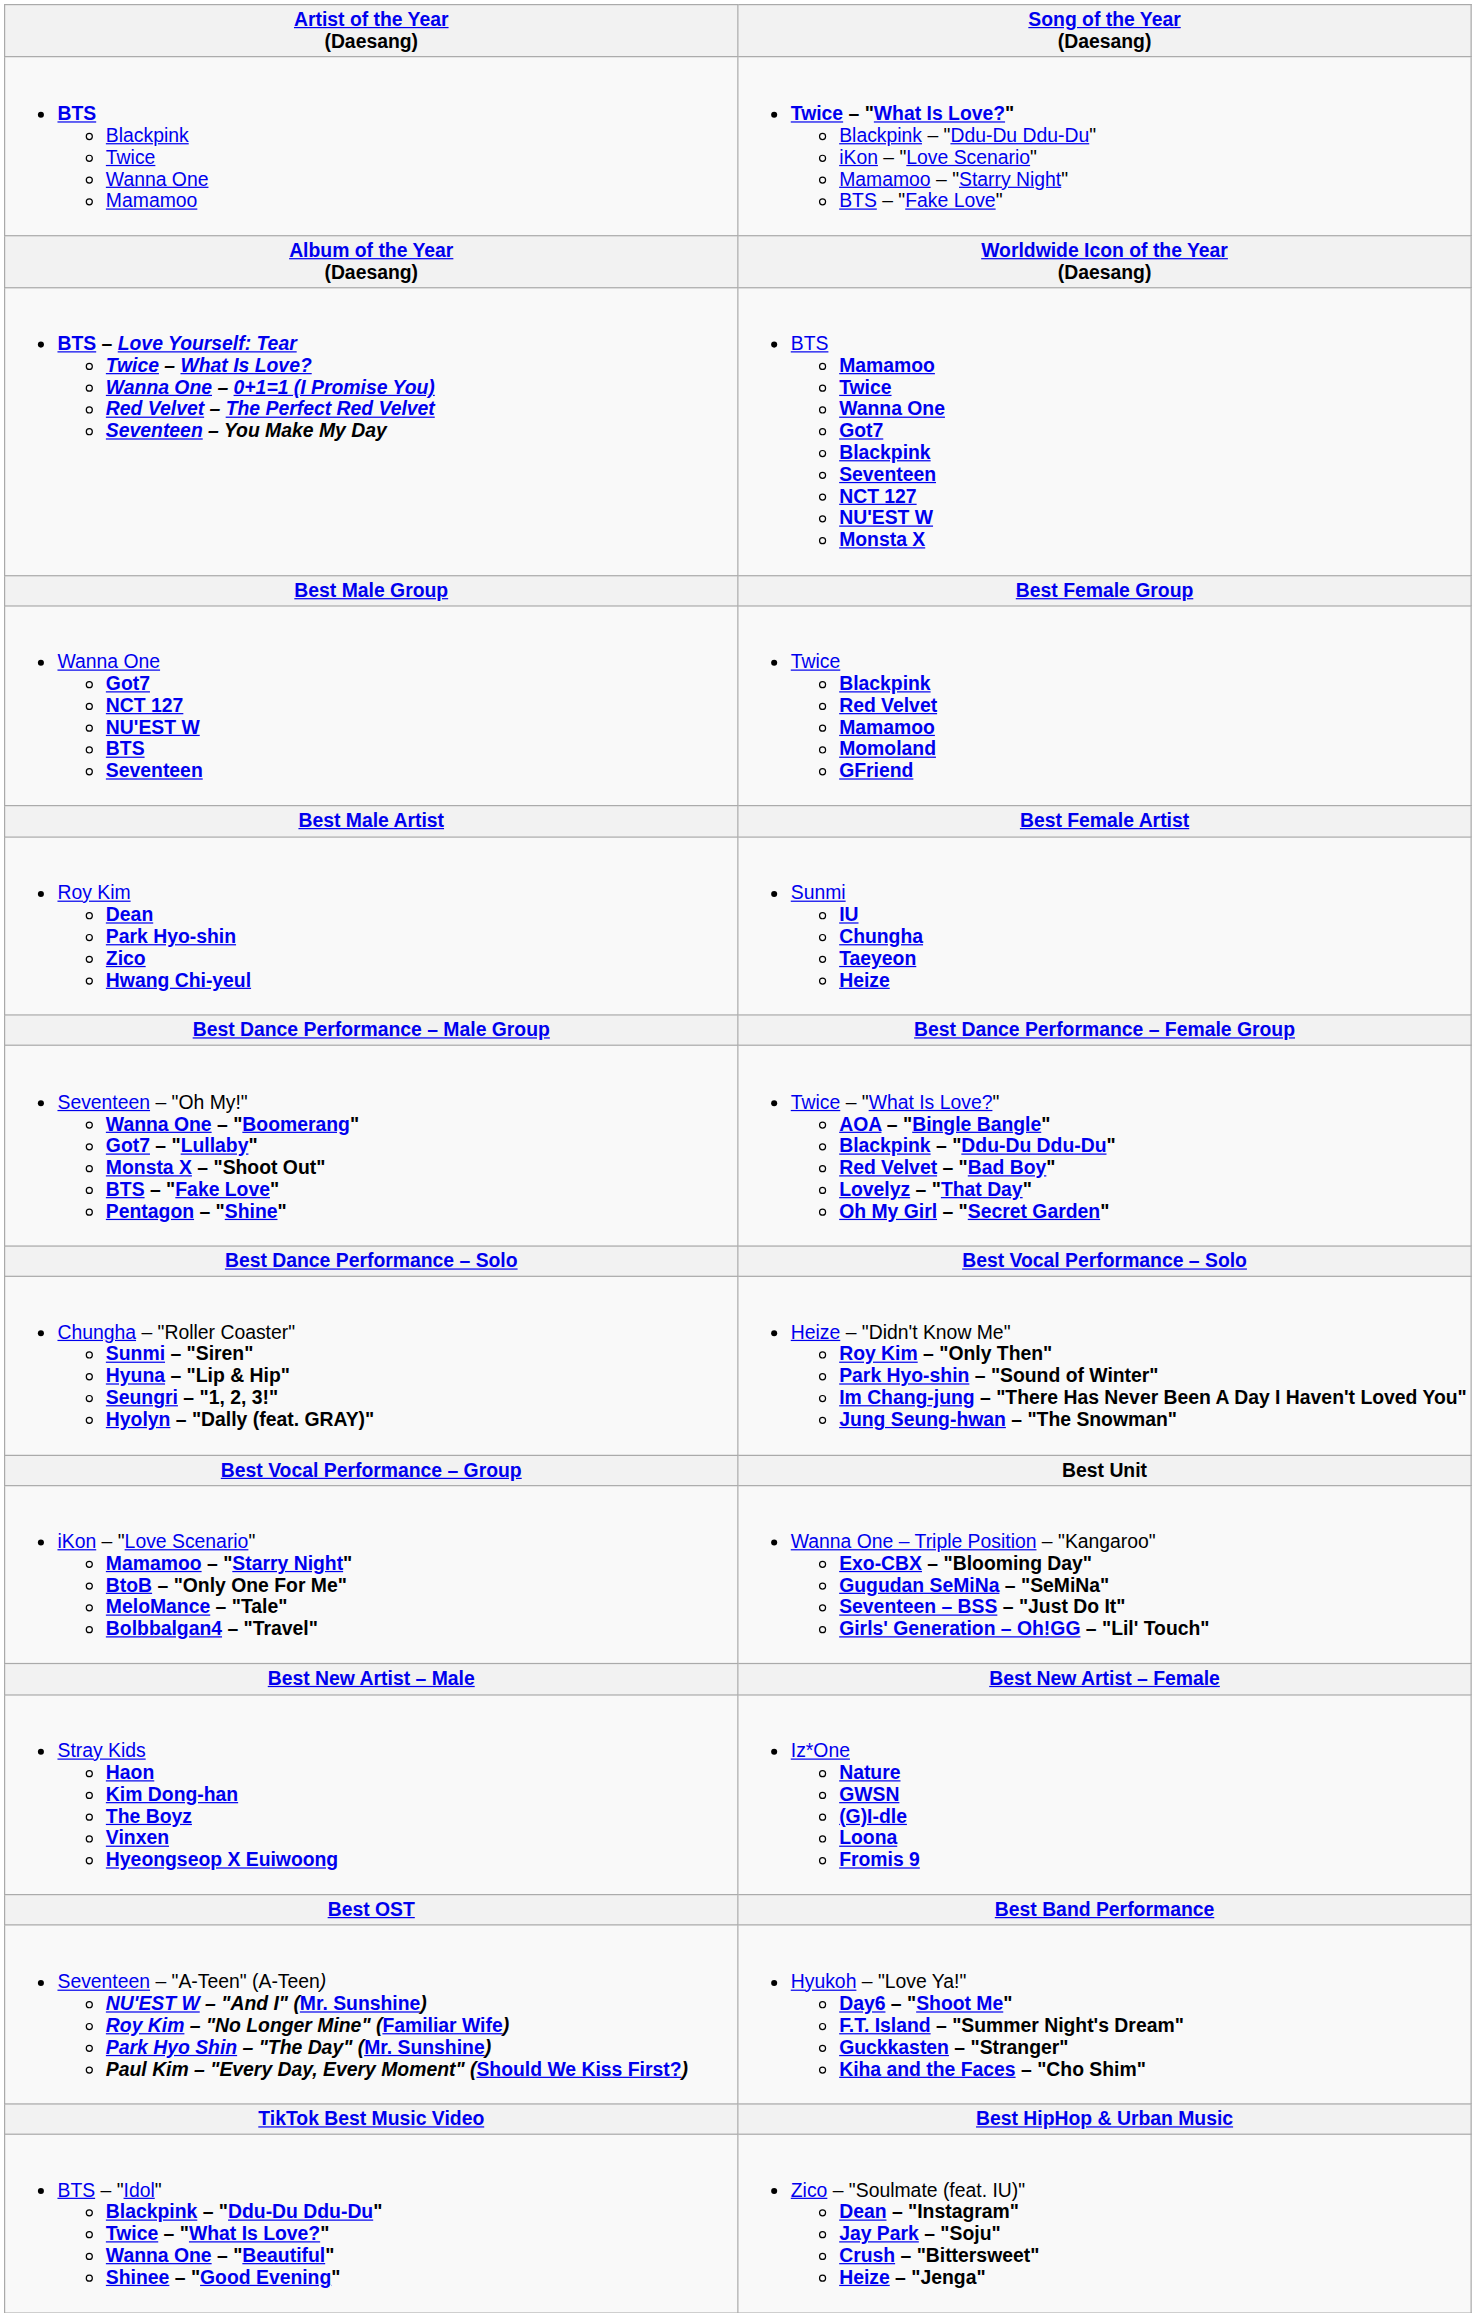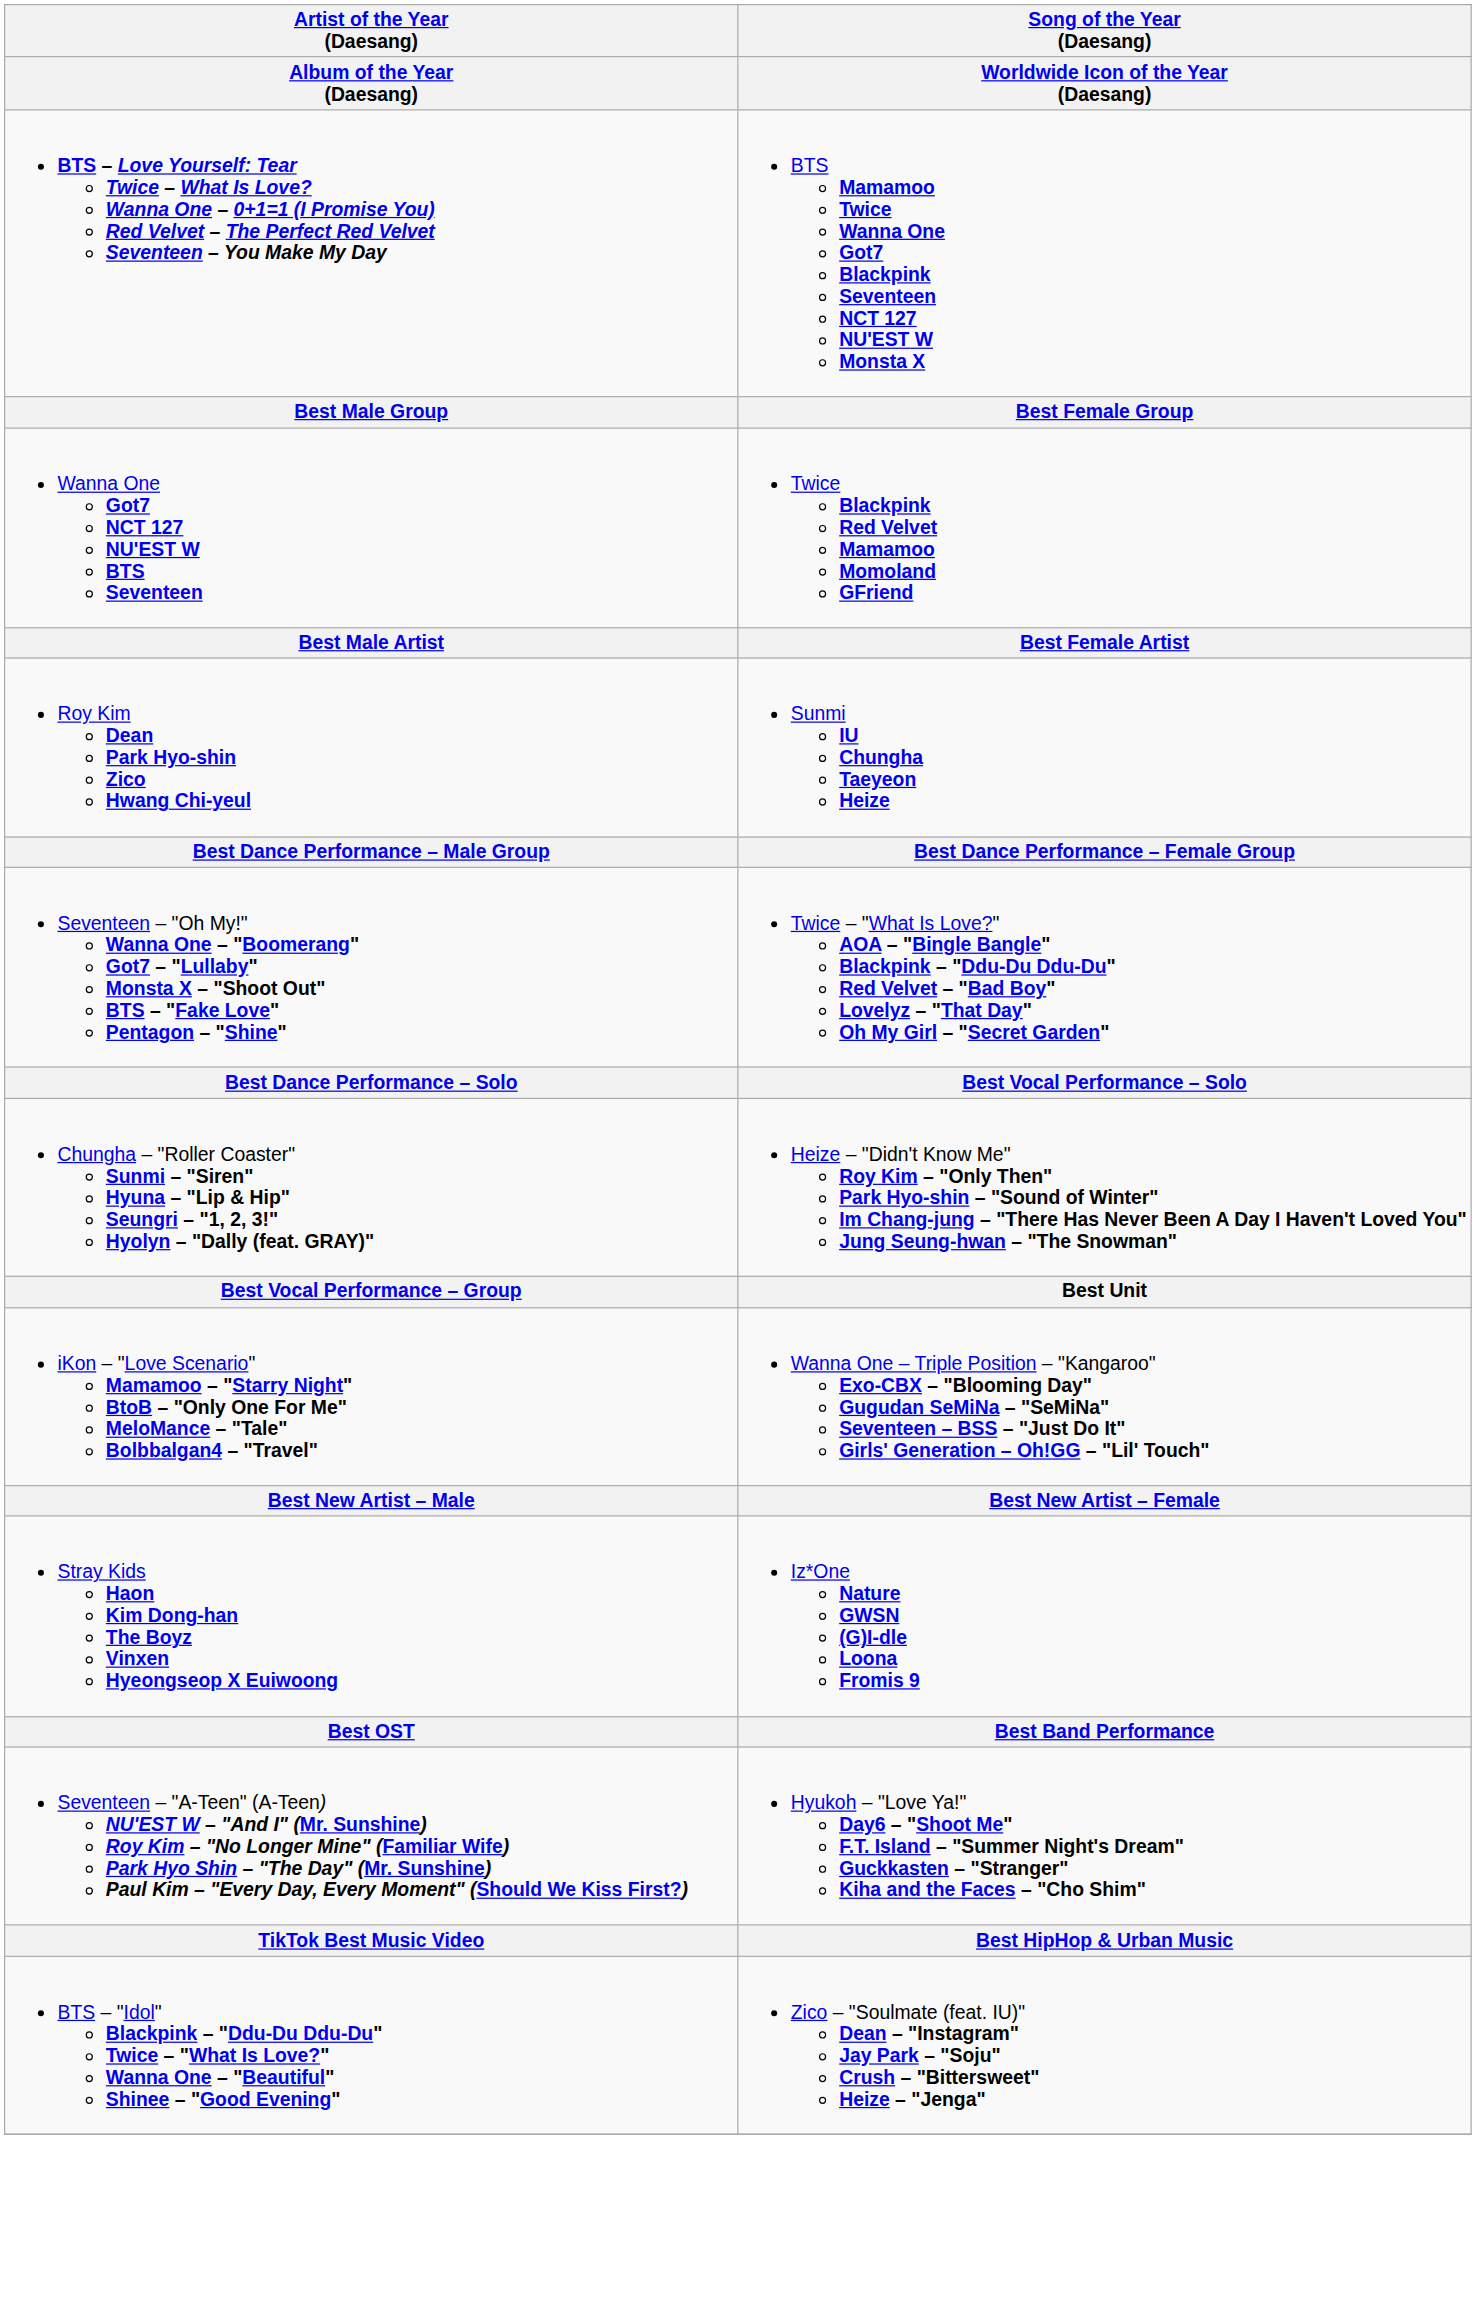- row: (371, 157)
